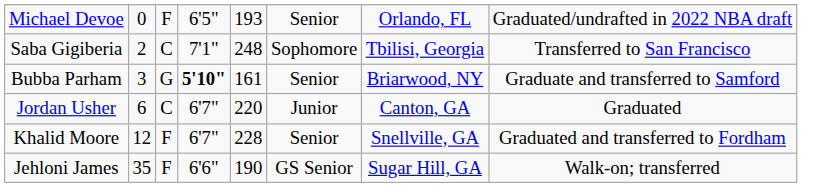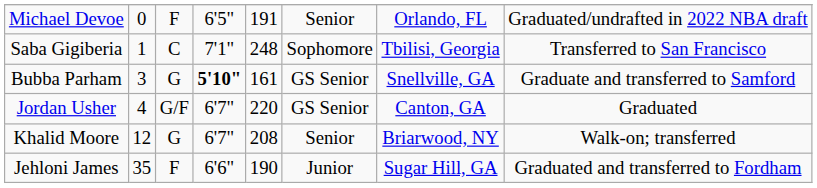(248, 19) 193 -> (264, 19) 191
(142, 49) 2 -> (142, 49) 1
(314, 78) Senior -> (330, 78) GS Senior
(425, 78) Briarwood, NY -> (441, 78) Snellville, GA
(142, 108) 6 -> (142, 108) 4
(167, 108) C -> (174, 108) G/F
(314, 108) Junior -> (330, 108) GS Senior
(167, 138) F -> (174, 138) G
(248, 138) 228 -> (264, 138) 208
(425, 138) Snellville, GA -> (441, 138) Briarwood, NY
(642, 138) Graduated and transferred to Fordham -> (658, 138) Walk-on; transferred
(314, 167) GS Senior -> (330, 167) Junior
(642, 167) Walk-on; transferred -> (658, 167) Graduated and transferred to Fordham
